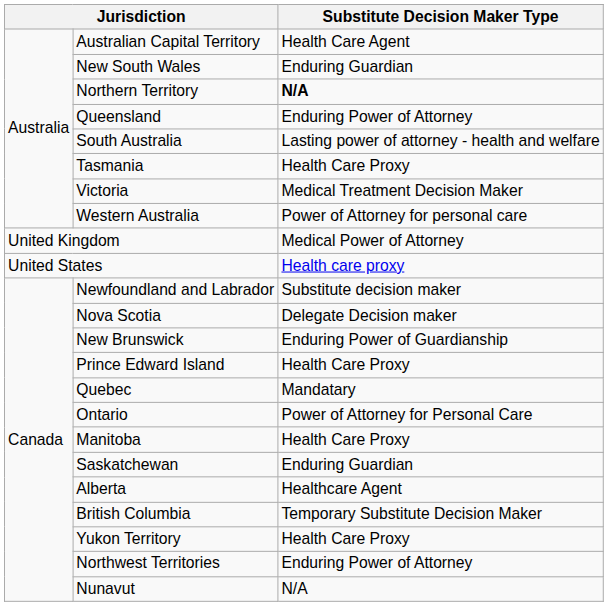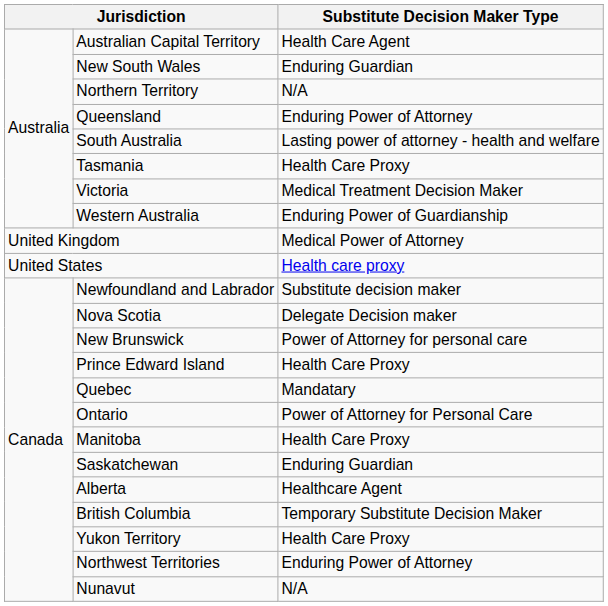(295, 91) bold -> (295, 91) normal
(404, 215) Power of Attorney for personal care -> (395, 215) Enduring Power of Guardianship
(395, 340) Enduring Power of Guardianship -> (404, 340) Power of Attorney for personal care
